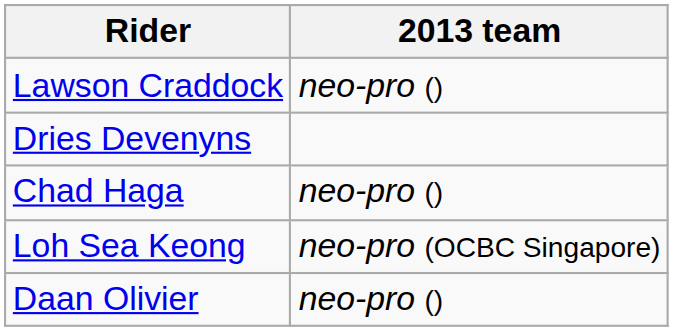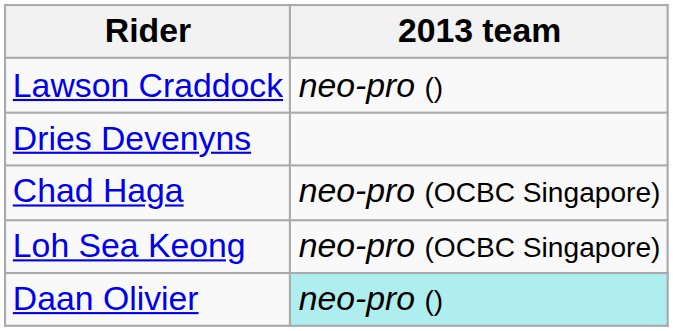(371, 191) neo-pro () -> (480, 191) neo-pro (OCBC Singapore)
(371, 298) no background -> (371, 298) paleturquoise background
